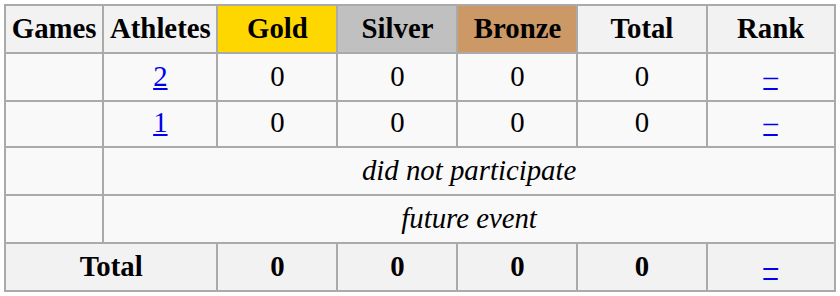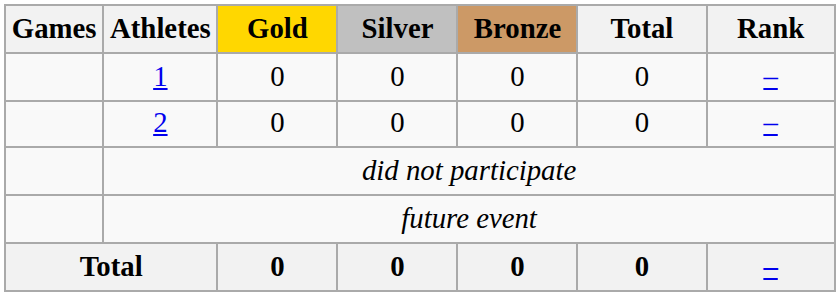rows swapped: (160, 76) <-> (160, 123)
